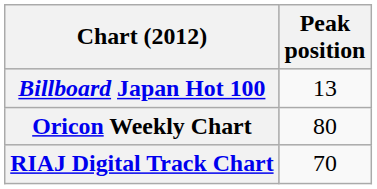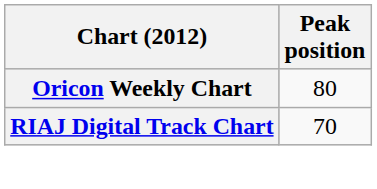- row: (142, 88)
